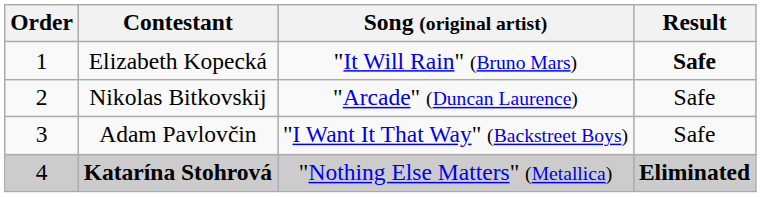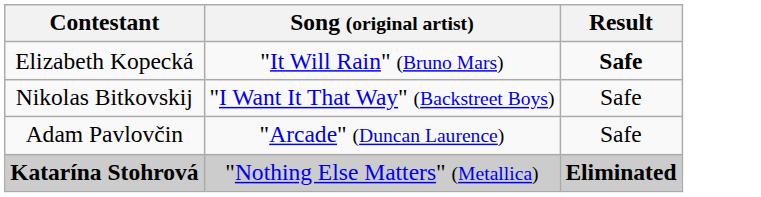- column: (42, 23)
(456, 97) "Arcade" (Duncan Laurence) -> (382, 97) "I Want It That Way" (Backstreet Boys)
(456, 135) "I Want It That Way" (Backstreet Boys) -> (382, 135) "Arcade" (Duncan Laurence)
